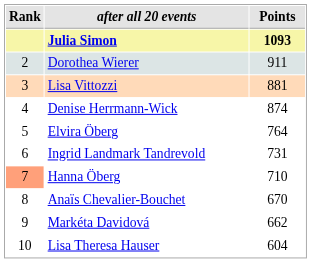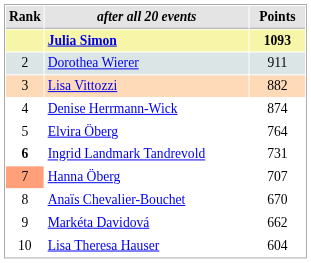(277, 86) 881 -> (277, 86) 882
(25, 154) normal -> (25, 154) bold
(277, 177) 710 -> (277, 177) 707
